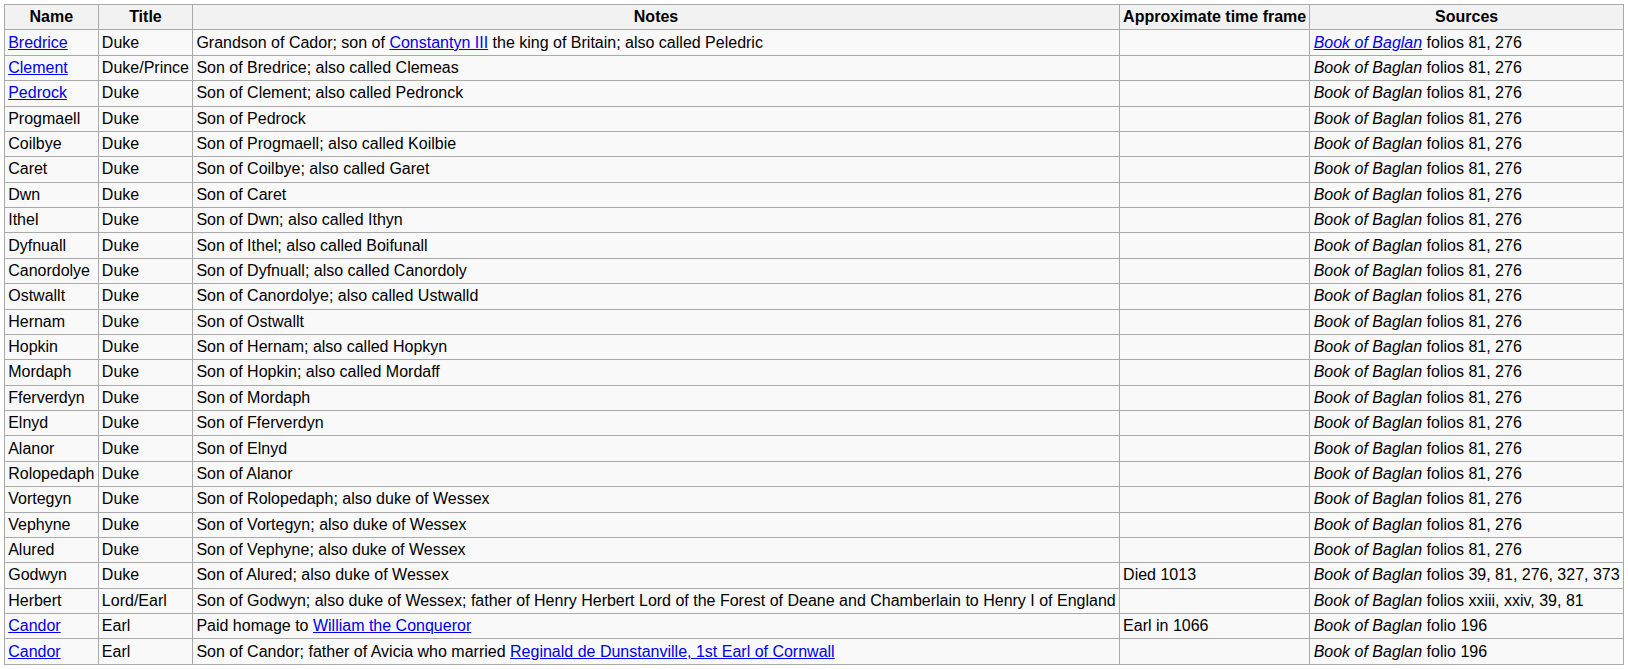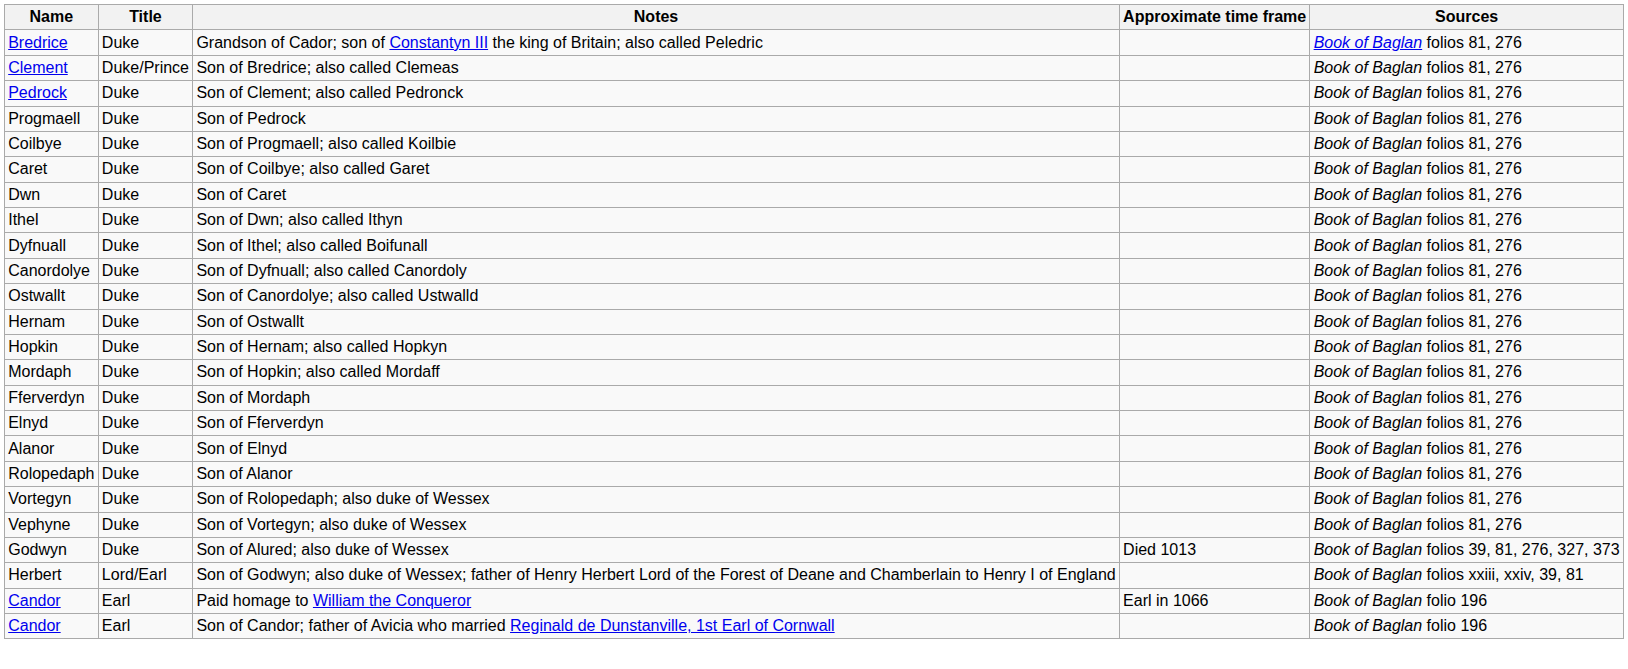- row: (331, 550)
